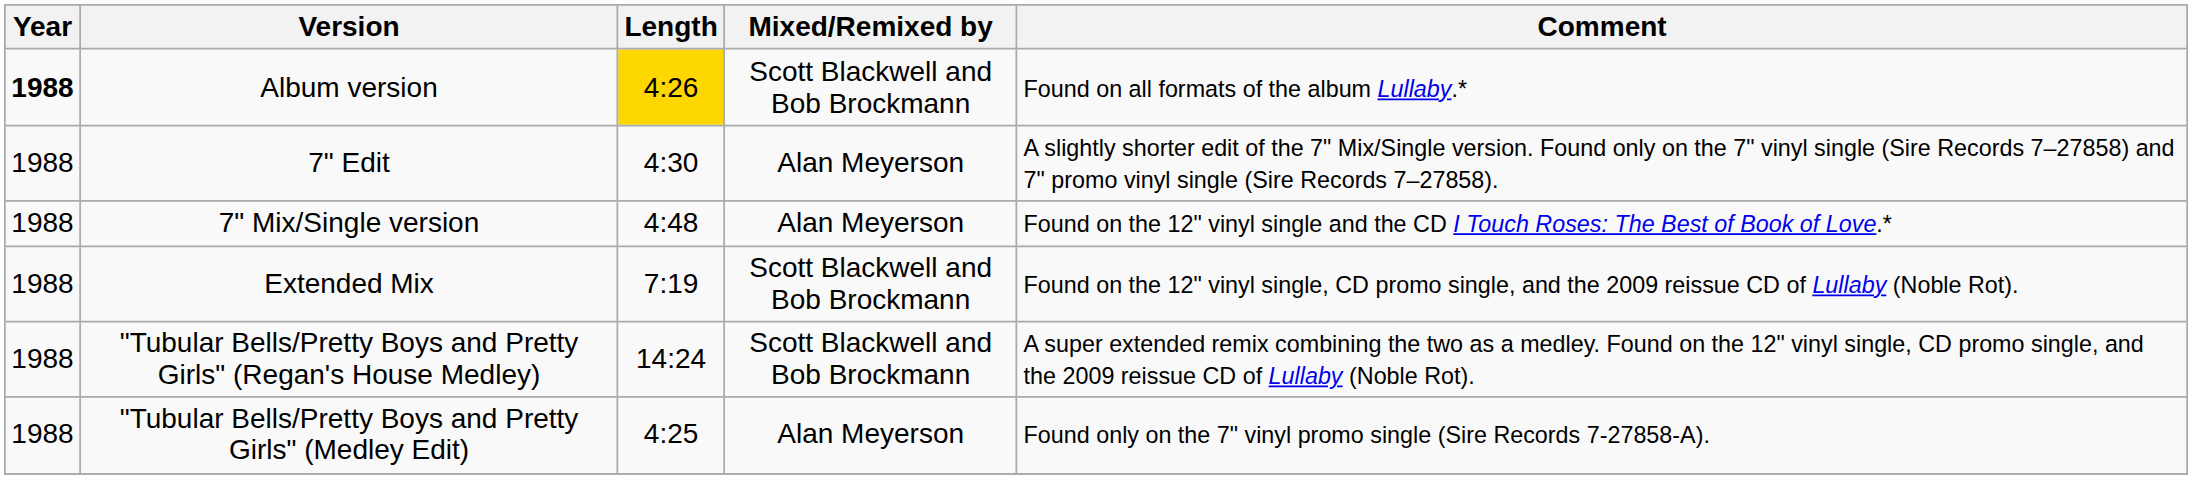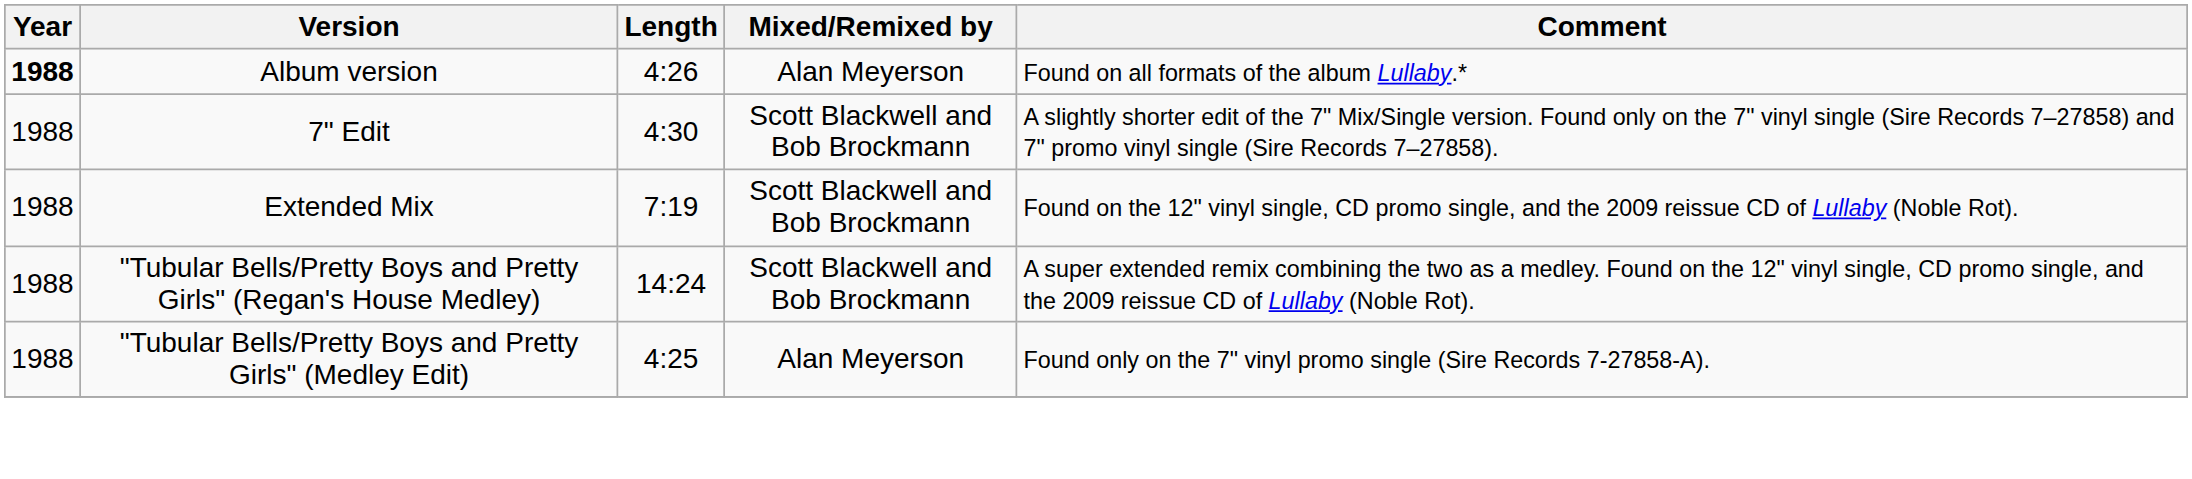(671, 86) gold background -> (671, 71) no background
(871, 86) Scott Blackwell and Bob Brockmann -> (871, 71) Alan Meyerson
(871, 162) Alan Meyerson -> (871, 131) Scott Blackwell and Bob Brockmann
- row: (349, 222)
